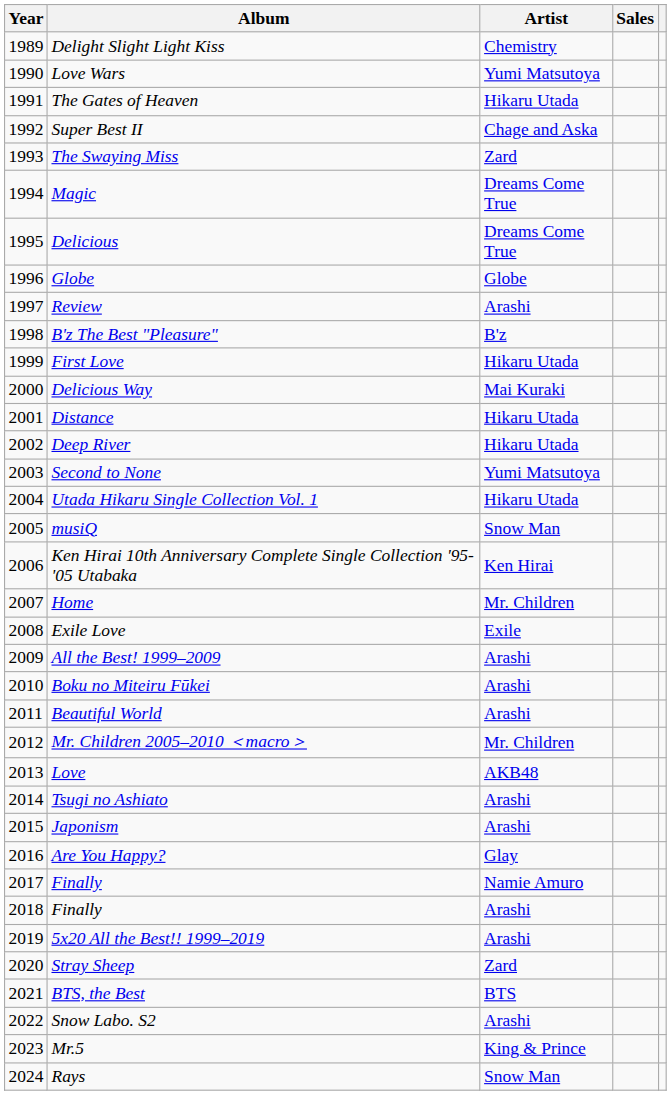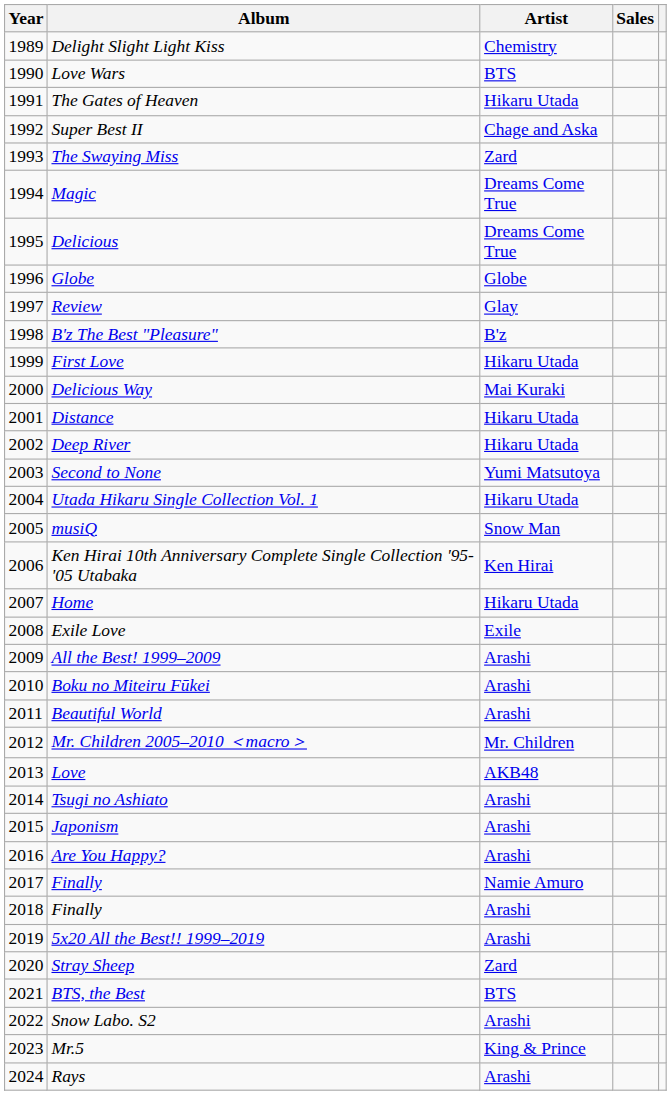(542, 73) Yumi Matsutoya -> (500, 73) BTS
(507, 306) Arashi -> (501, 306) Glay
(529, 602) Mr. Children -> (531, 602) Hikaru Utada
(501, 854) Glay -> (507, 854) Arashi
(522, 1076) Snow Man -> (507, 1076) Arashi
